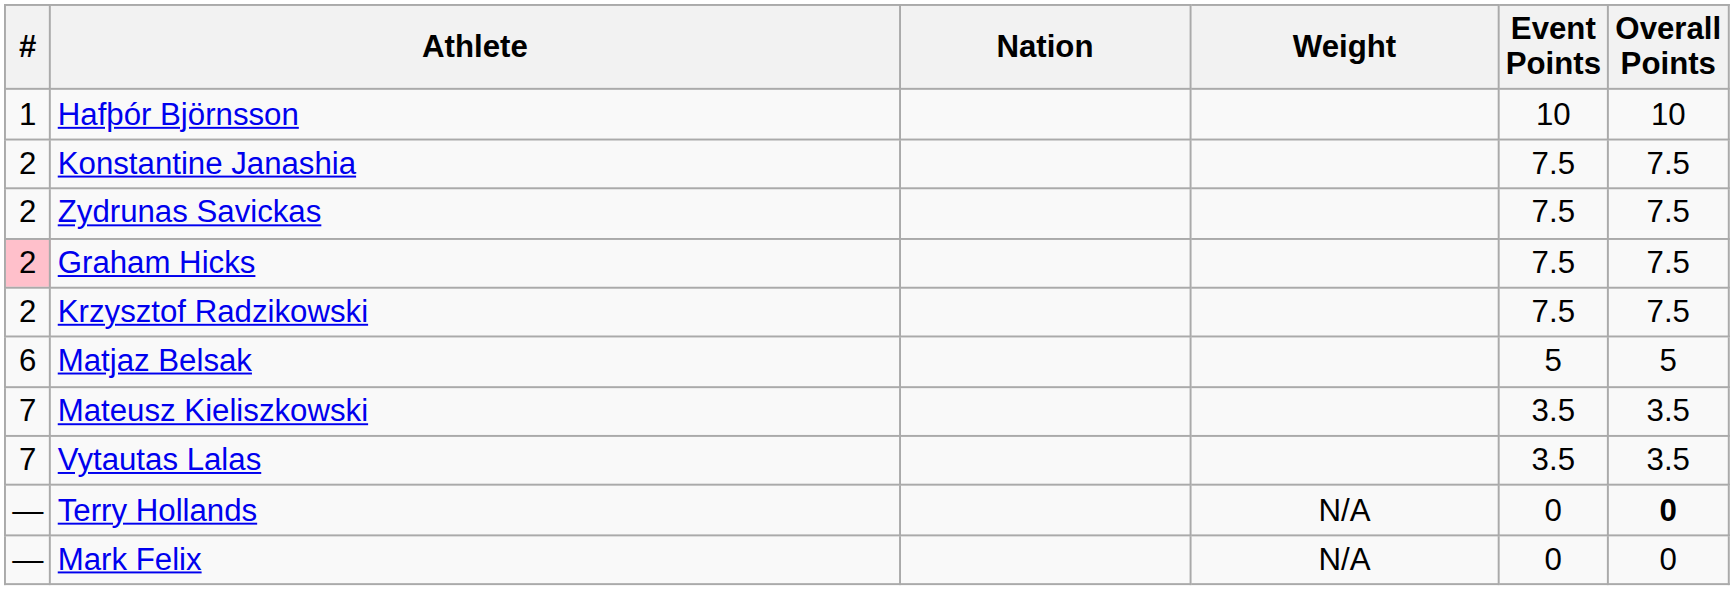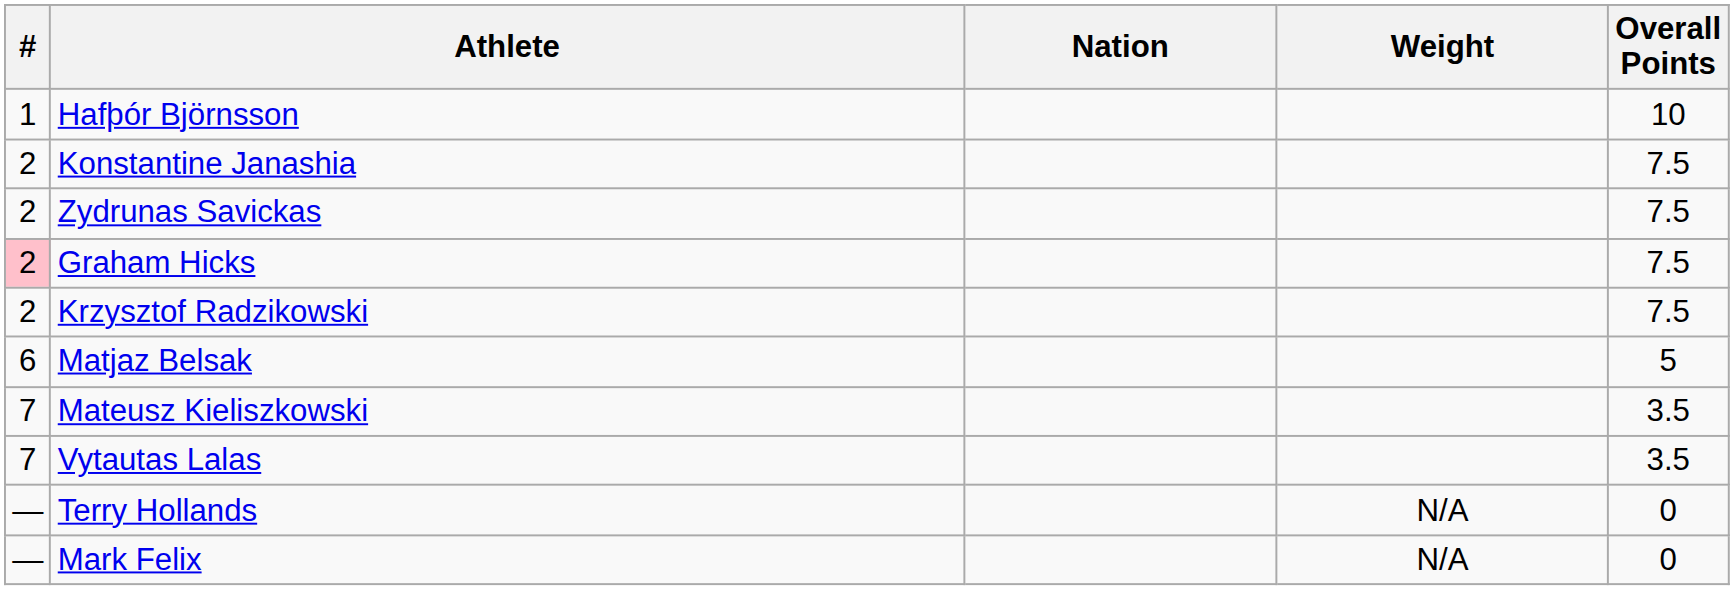- column: (1553, 46)
(1668, 509) bold -> (1668, 509) normal
